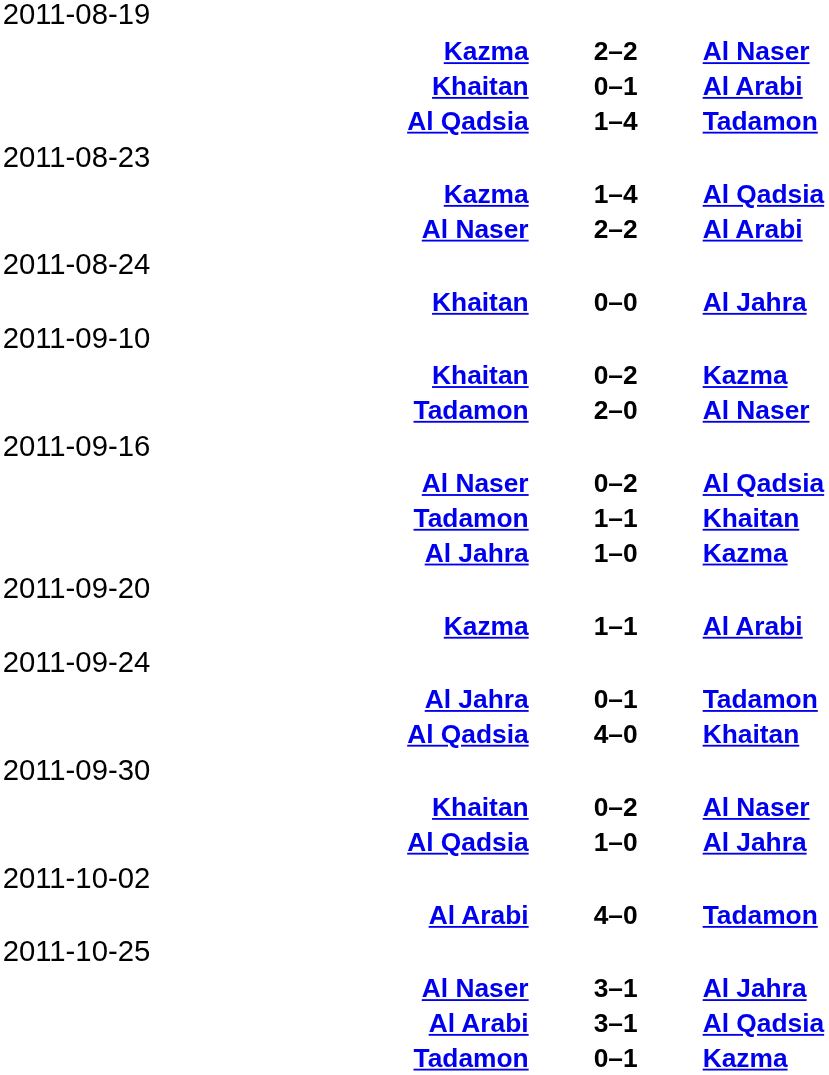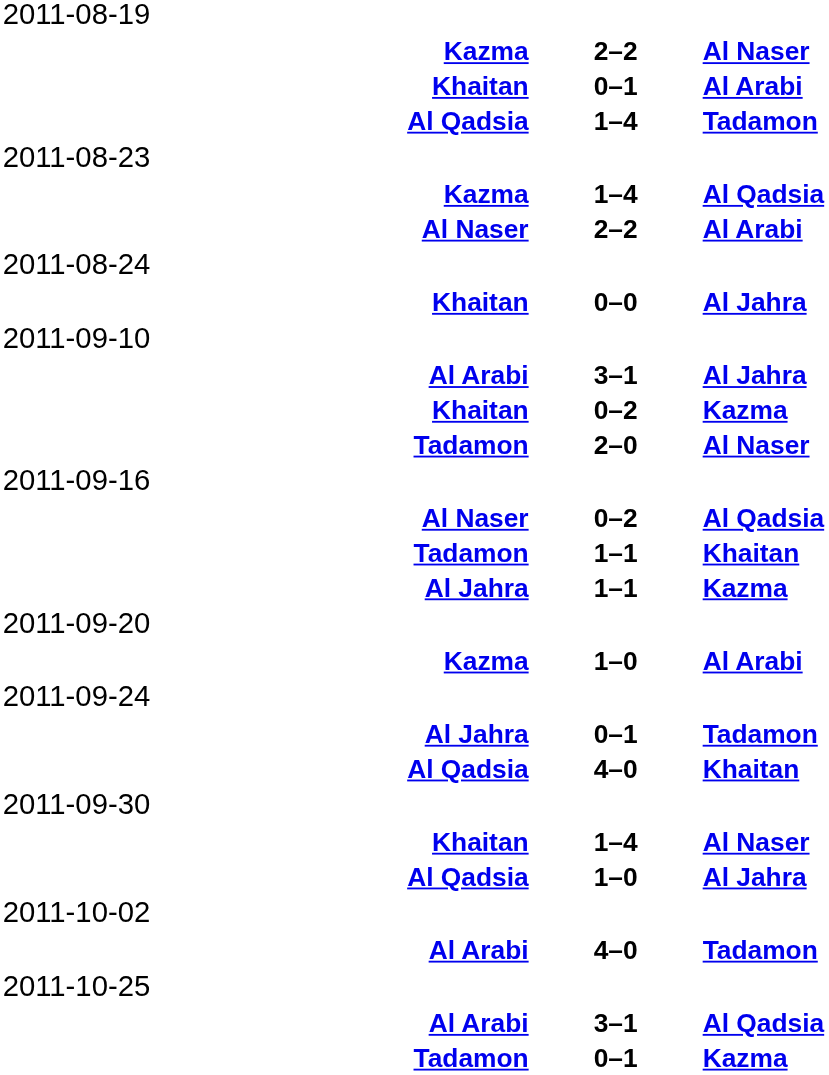+ row: (479, 375)
(616, 553) 1–0 -> (616, 587) 1–1
(616, 626) 1–1 -> (616, 661) 1–0
(616, 807) 0–2 -> (616, 842) 1–4
- row: (475, 988)
